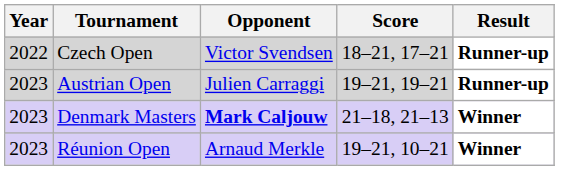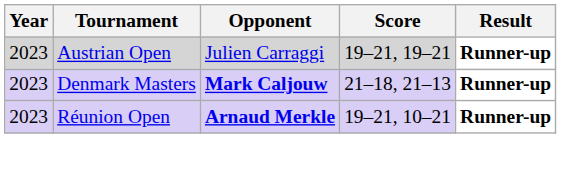- row: (105, 52)
(490, 117) Winner -> (506, 85) Runner-up
(265, 149) normal -> (270, 117) bold
(490, 149) Winner -> (506, 117) Runner-up
